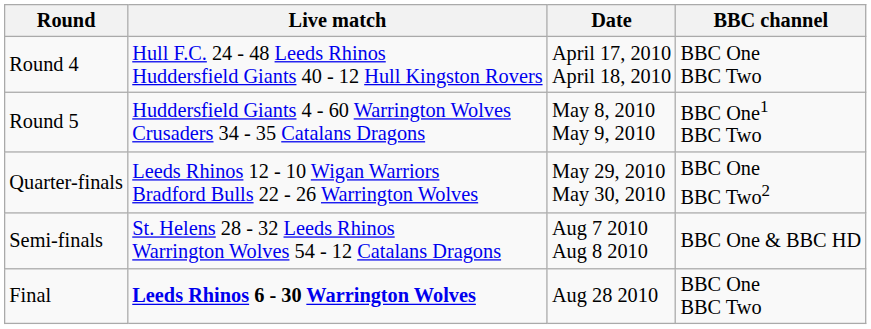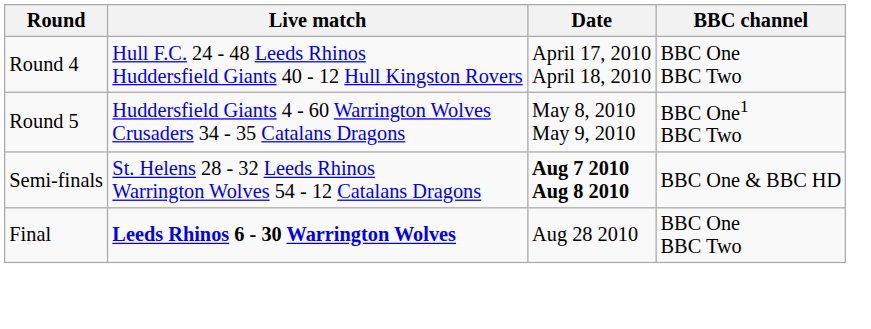- row: (66, 182)
(600, 240) normal -> (581, 179) bold
